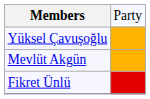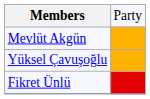rows swapped: (47, 60) <-> (57, 38)
